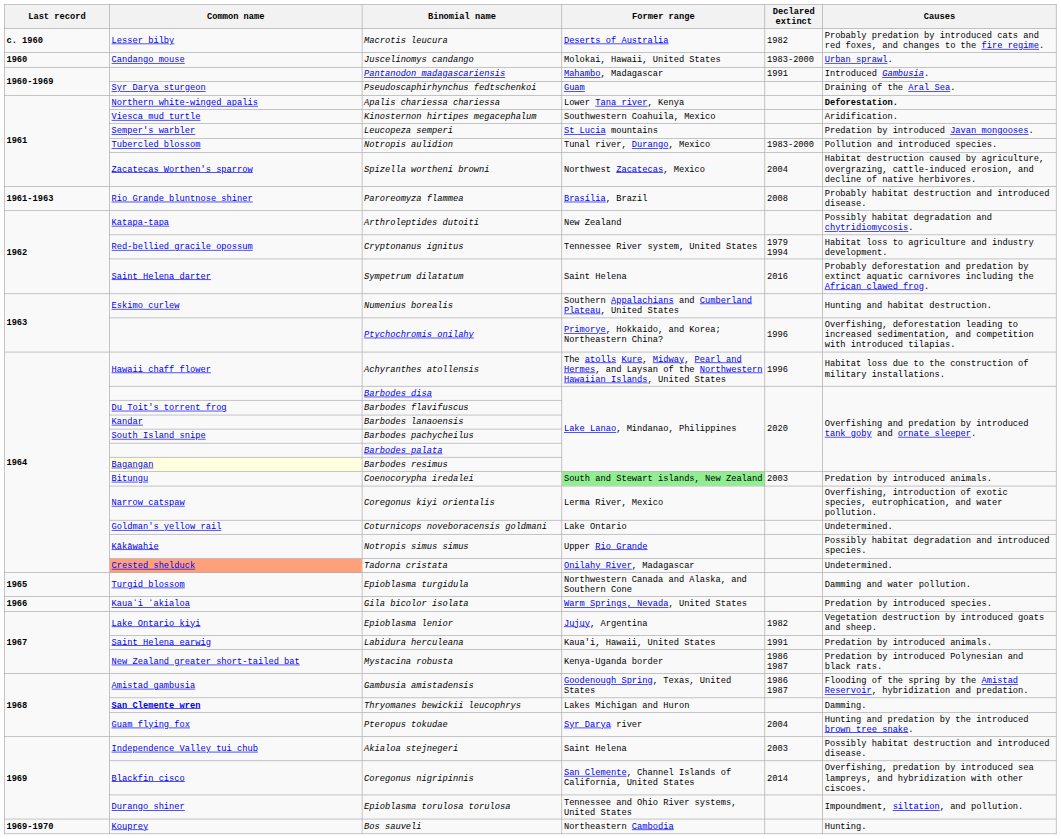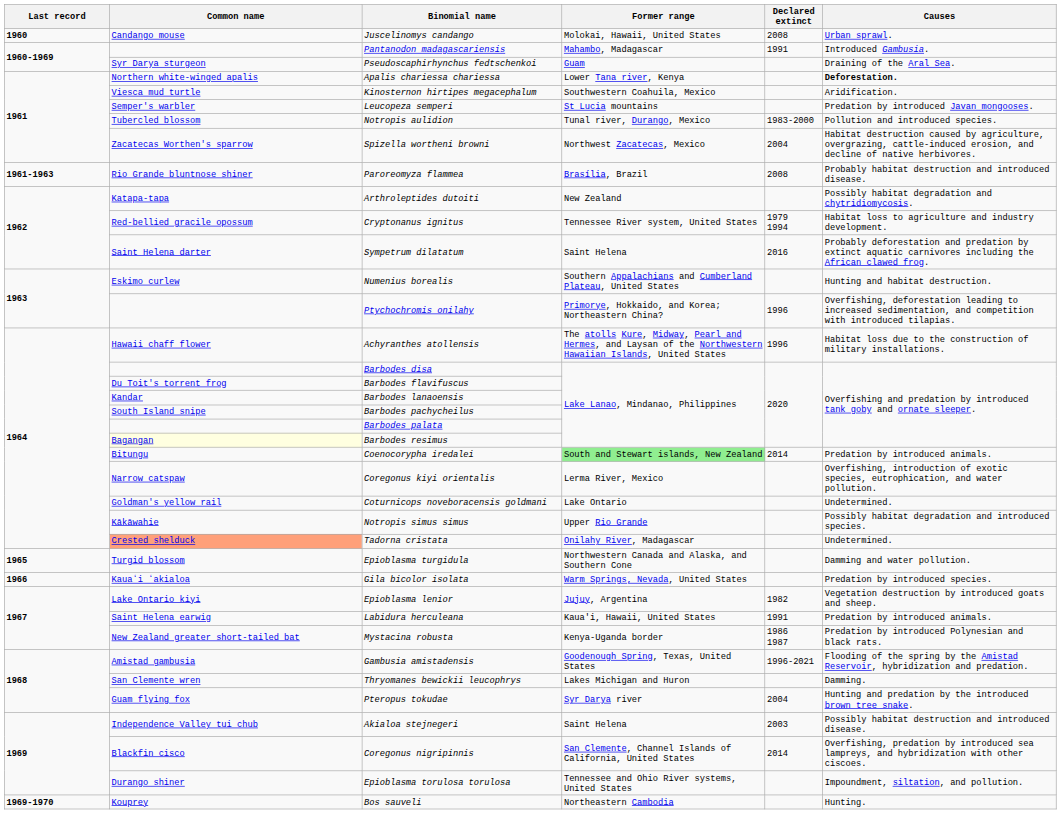- row: (406, 41)
(791, 60) 1983-2000 -> (777, 36) 2008
(777, 479) 2003 -> (777, 454) 2014
(777, 686) 1986 1987 -> (791, 662) 1996-2021
(156, 705) bold -> (156, 681) normal
